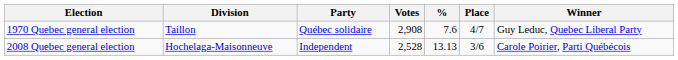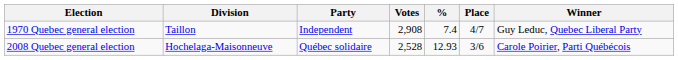(336, 30) Québec solidaire -> (326, 30) Independent
(450, 30) 7.6 -> (450, 30) 7.4
(326, 47) Independent -> (336, 47) Québec solidaire
(445, 47) 13.13 -> (445, 47) 12.93
